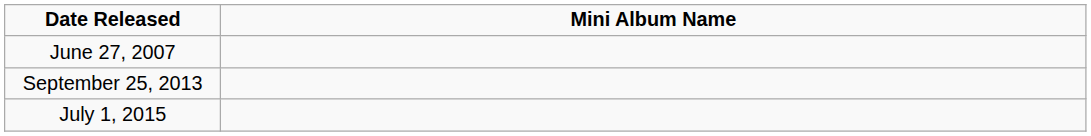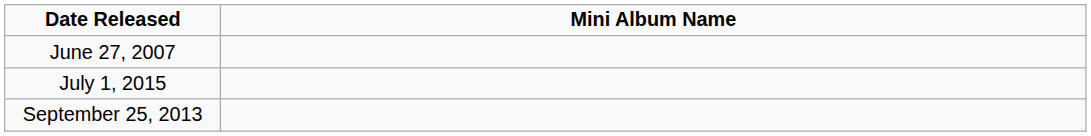rows swapped: (113, 83) <-> (113, 114)
